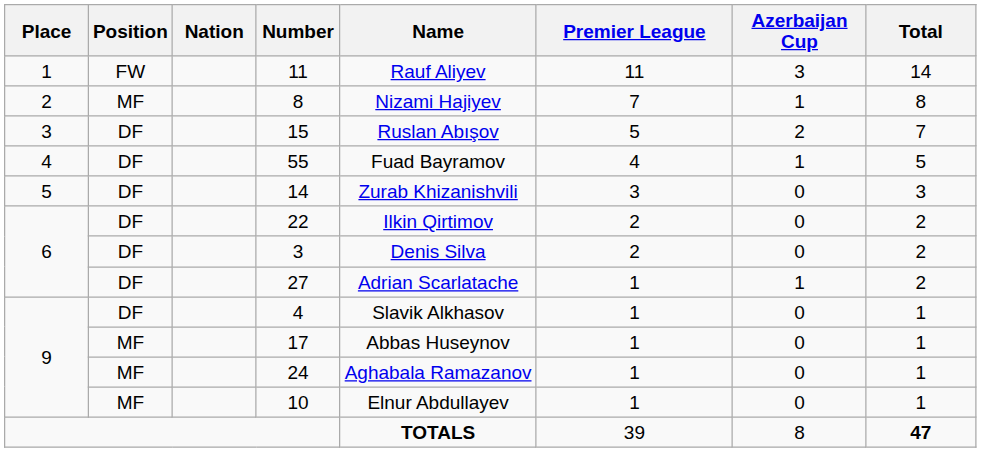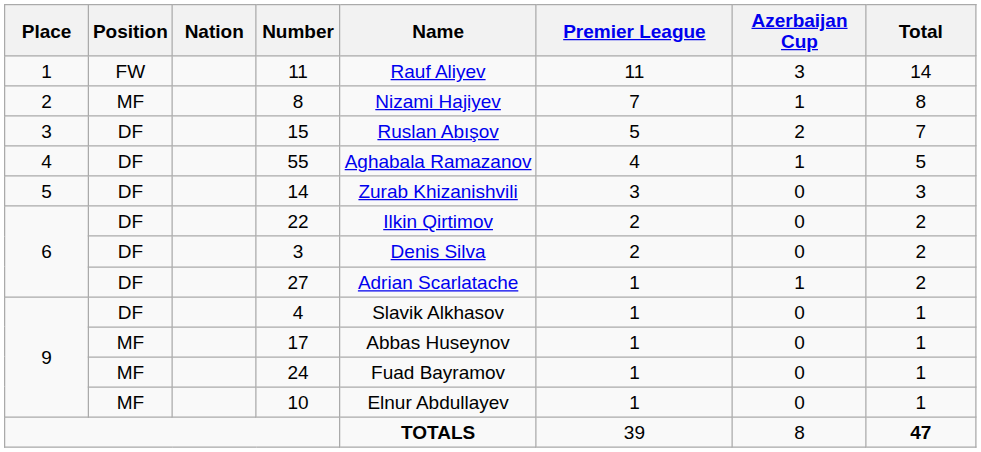(438, 161) Fuad Bayramov -> (438, 161) Aghabala Ramazanov
(438, 372) Aghabala Ramazanov -> (438, 372) Fuad Bayramov
